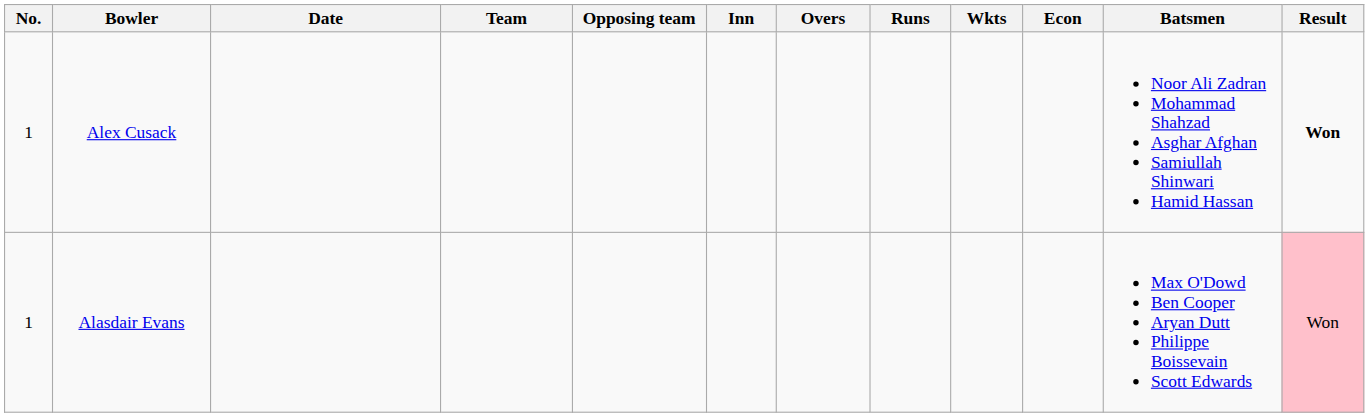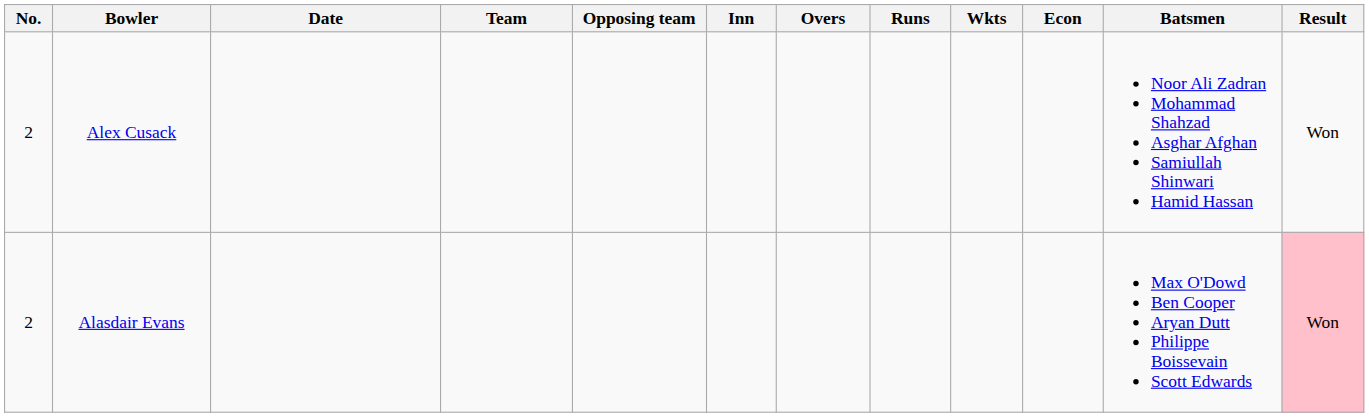(29, 132) 1 -> (29, 132) 2
(1323, 132) bold -> (1323, 132) normal
(29, 322) 1 -> (29, 322) 2
